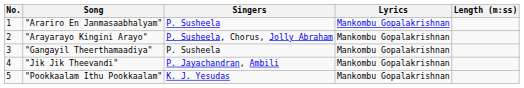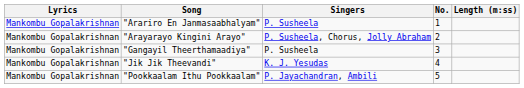columns swapped: (14, 11) <-> (393, 11)
(223, 64) P. Jayachandran, Ambili -> (296, 64) K. J. Yesudas
(198, 77) K. J. Yesudas -> (321, 77) P. Jayachandran, Ambili
